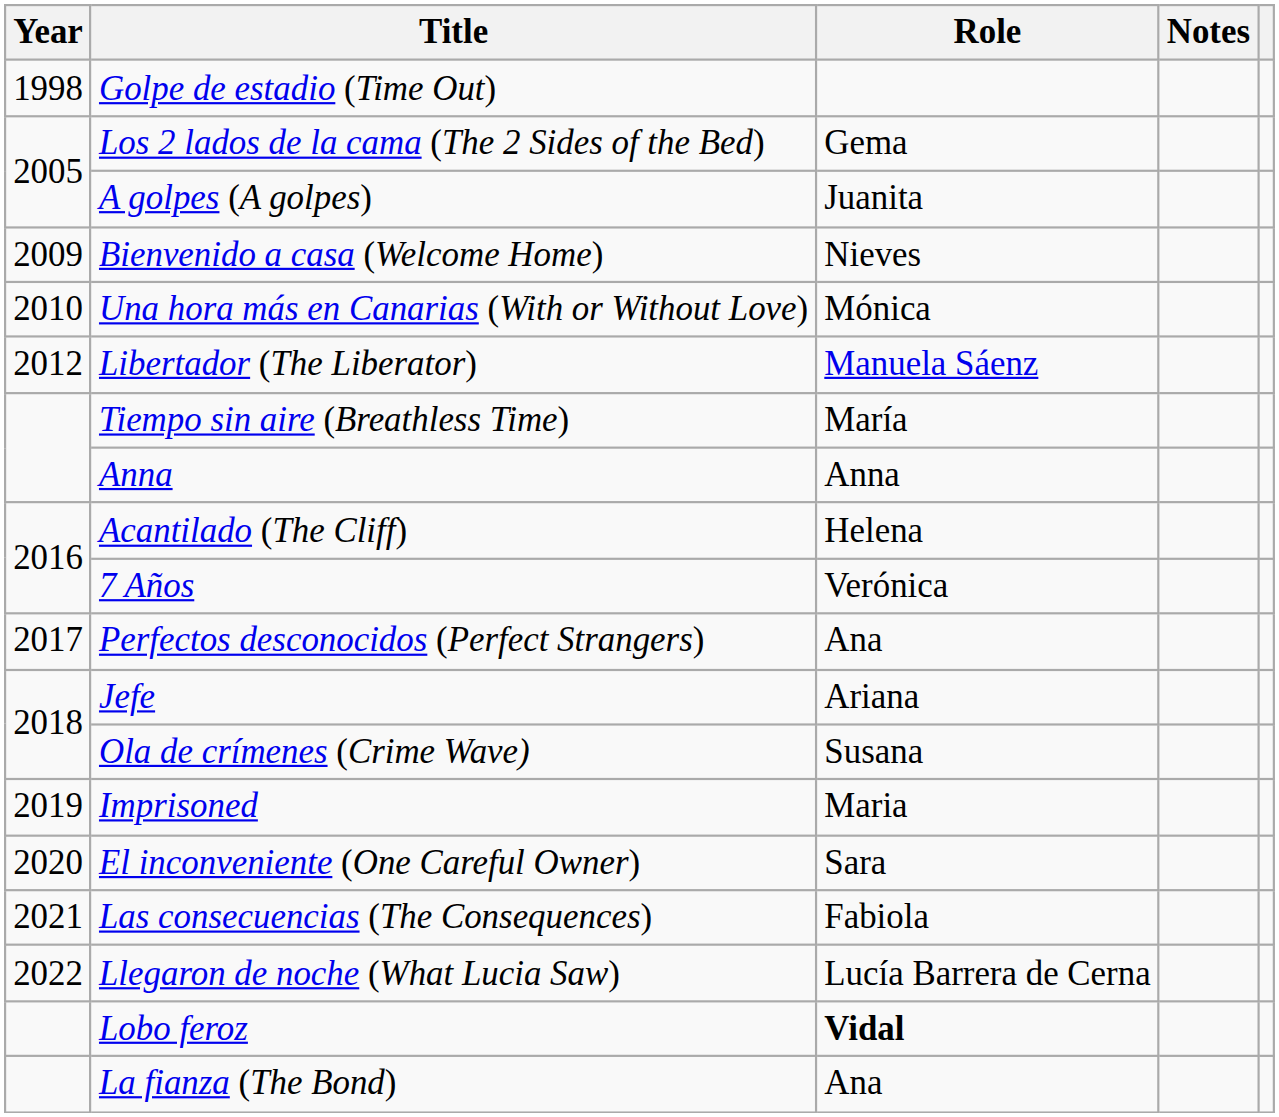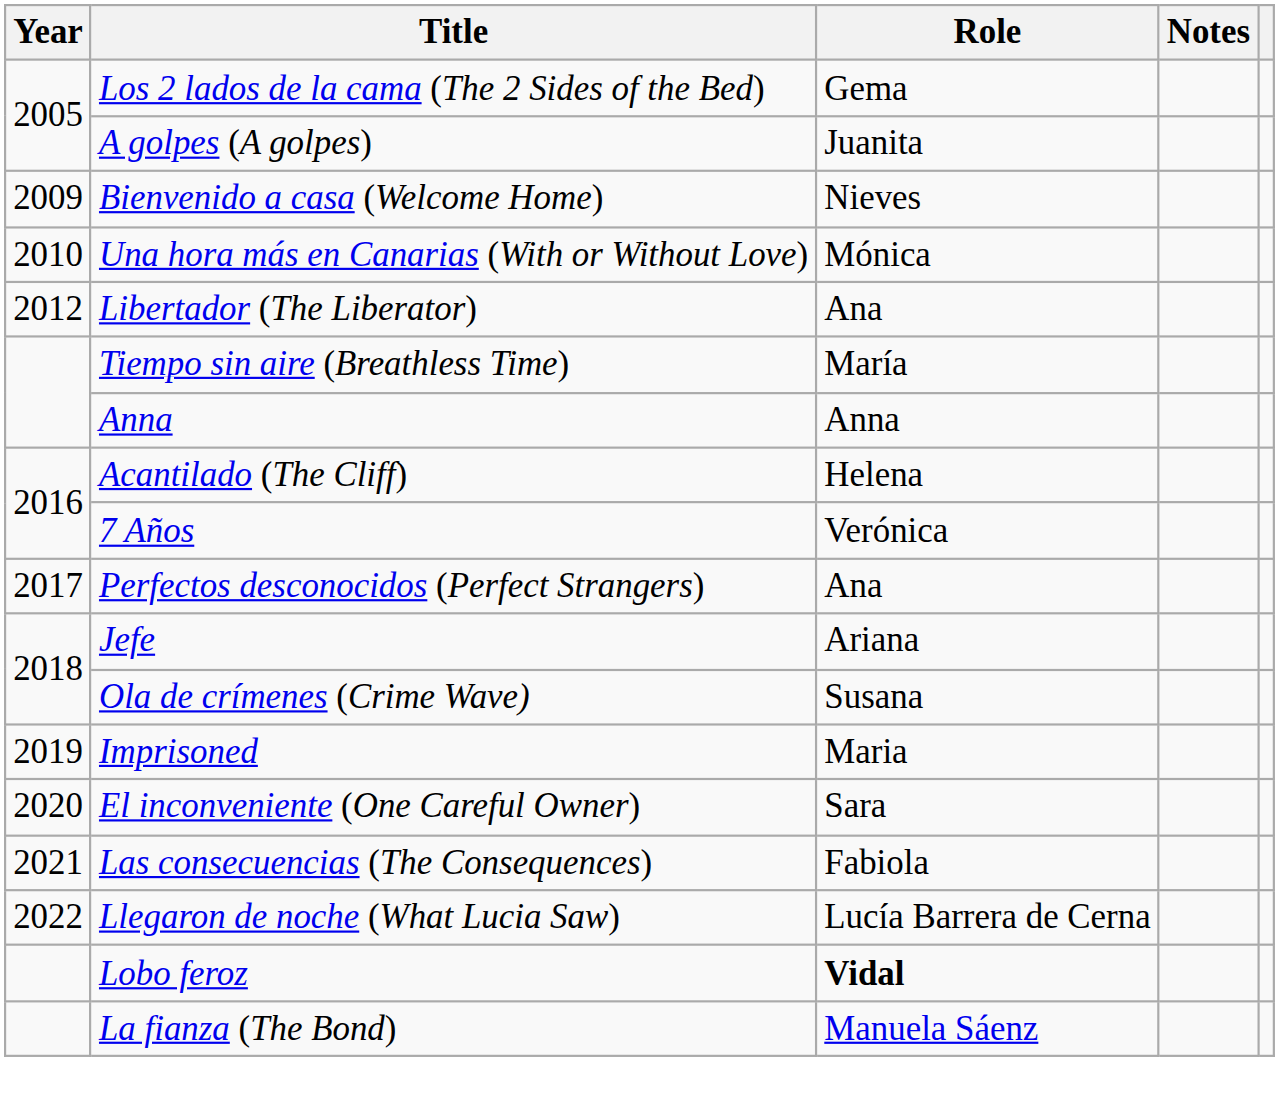- row: (298, 87)
(931, 364) Manuela Sáenz -> (853, 308) Ana
(853, 1083) Ana -> (931, 1027) Manuela Sáenz
